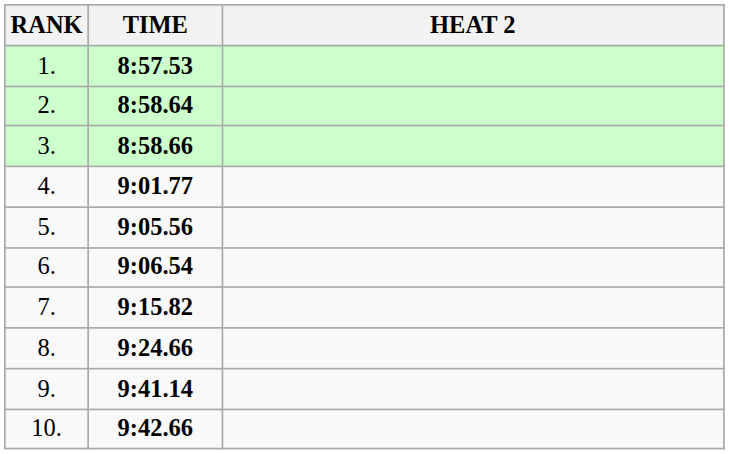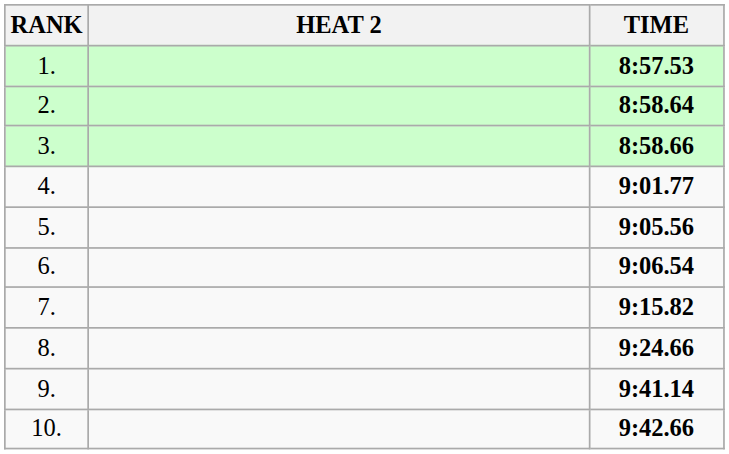columns swapped: (473, 25) <-> (155, 25)
